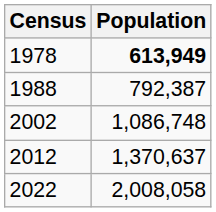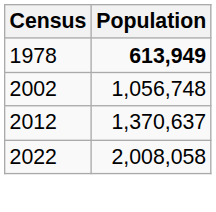- row: (33, 88)
(159, 122) 1,086,748 -> (159, 88) 1,056,748
